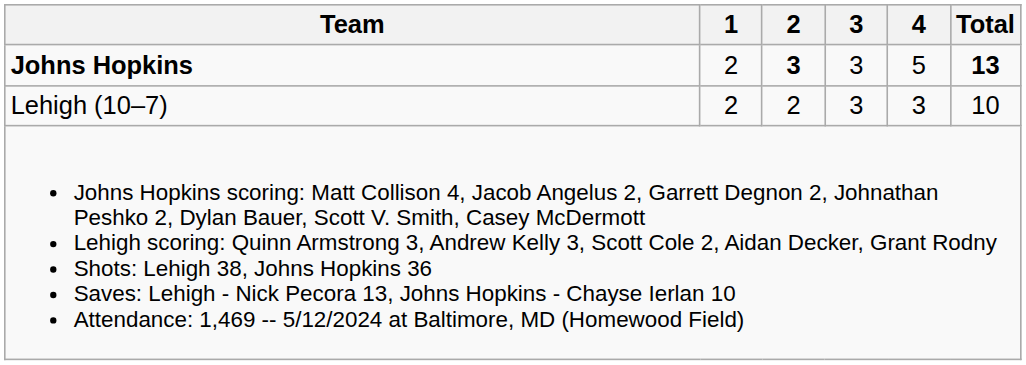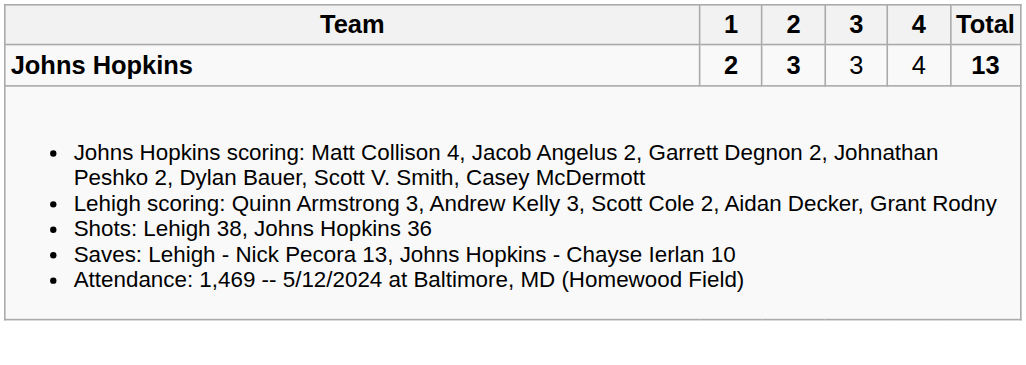(731, 65) normal -> (731, 65) bold
(919, 65) 5 -> (919, 65) 4
- row: (89, 105)
